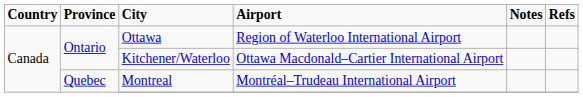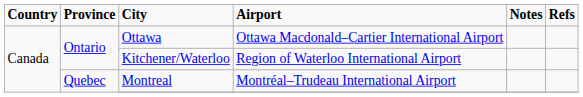(349, 37) Region of Waterloo International Airport -> (370, 37) Ottawa Macdonald–Cartier International Airport
(370, 59) Ottawa Macdonald–Cartier International Airport -> (349, 59) Region of Waterloo International Airport
